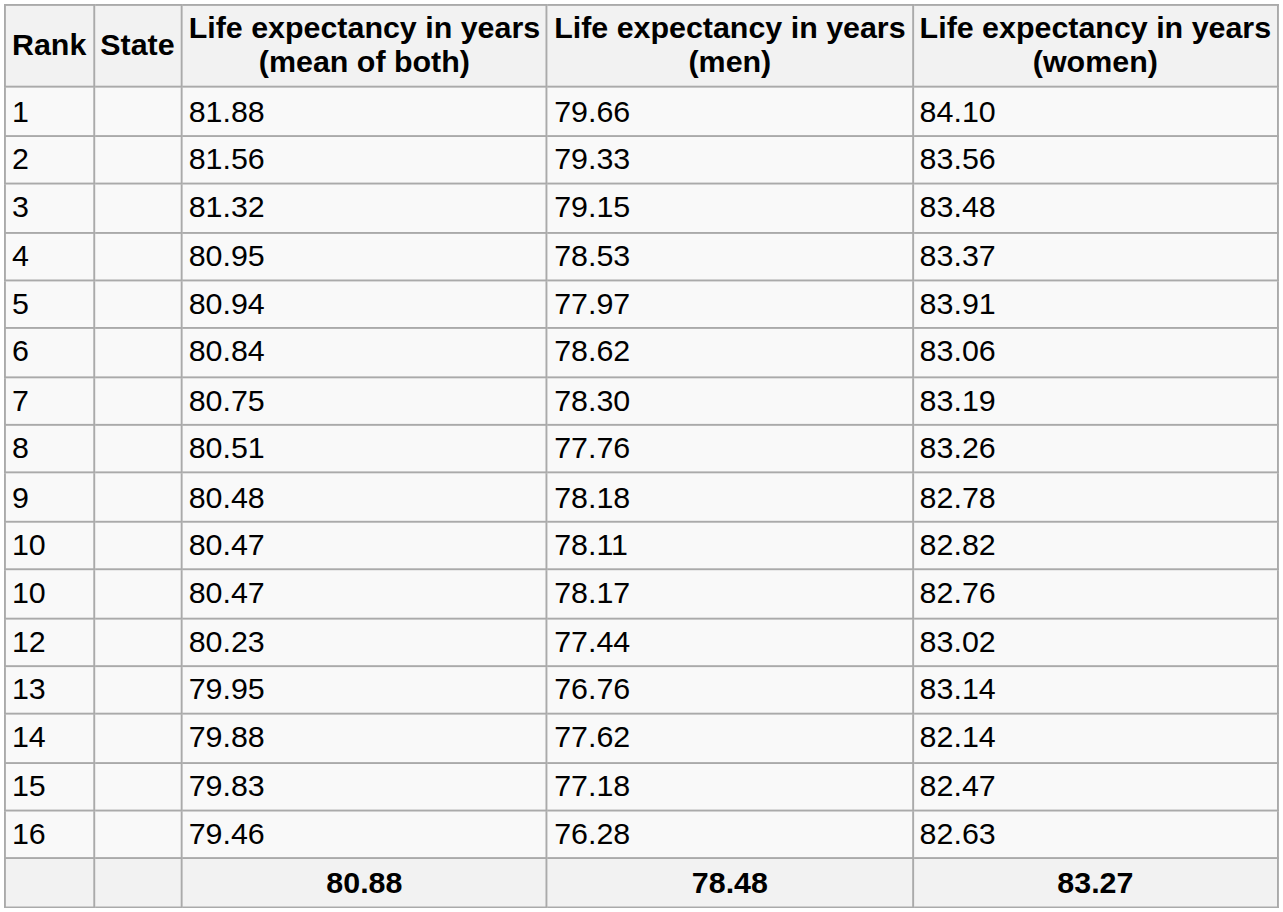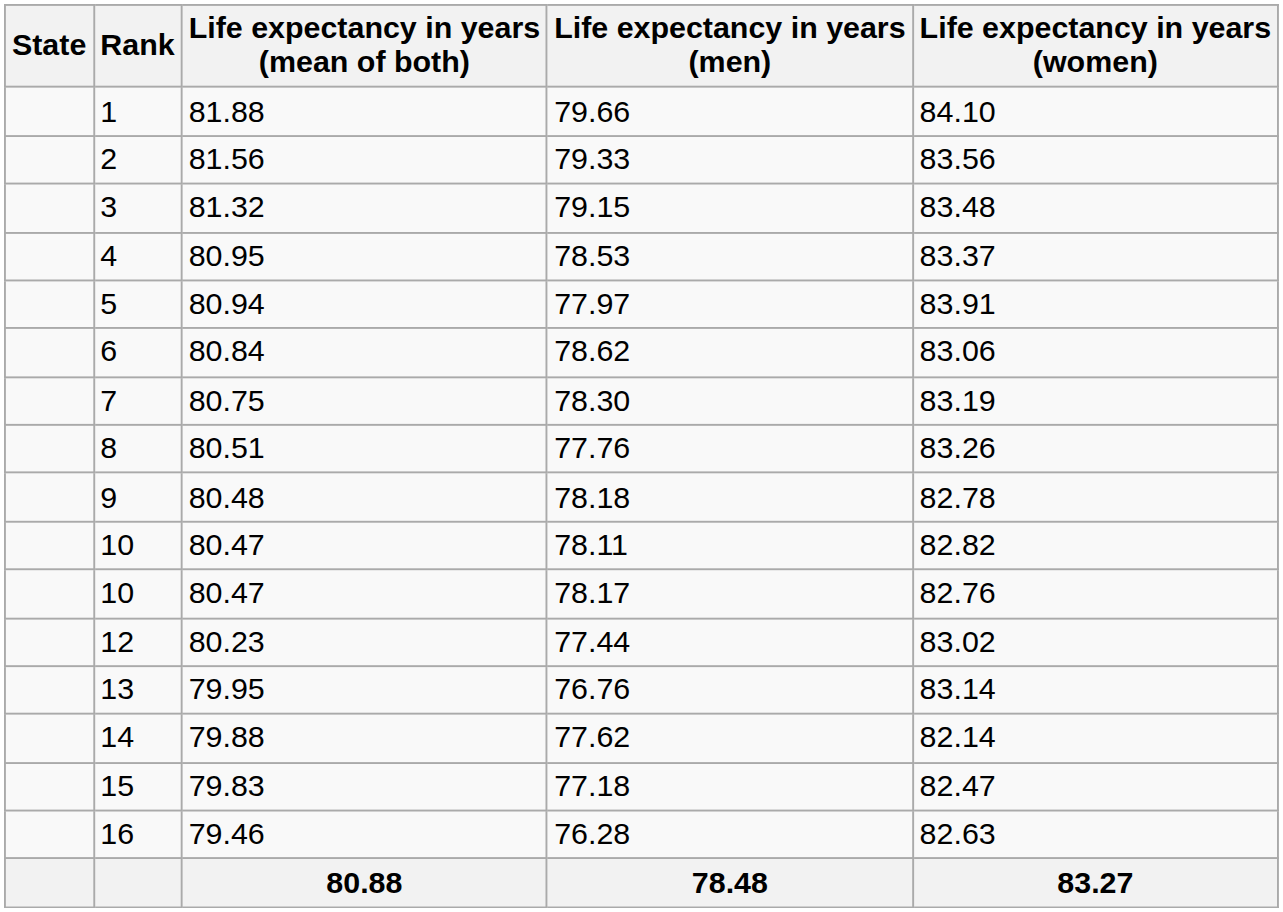columns swapped: (49, 45) <-> (137, 45)
